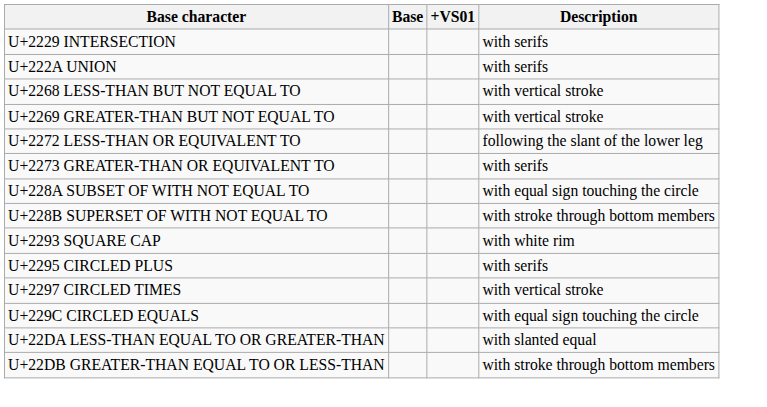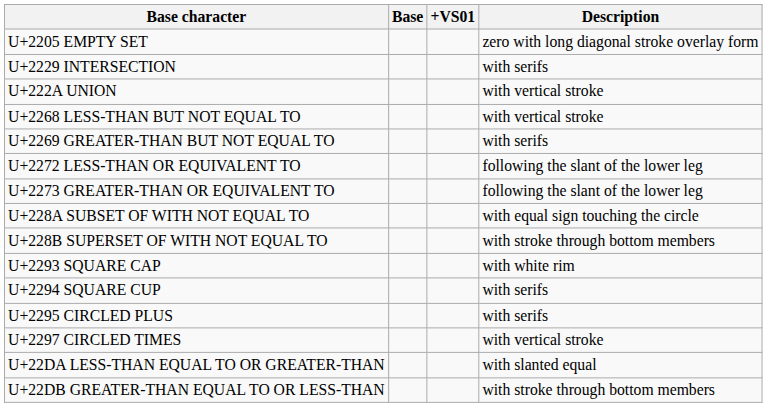+ row: (78, 41)
(515, 66) with serifs -> (543, 91) with vertical stroke
(543, 116) with vertical stroke -> (515, 141) with serifs
(515, 166) with serifs -> (593, 191) following the slant of the lower leg
+ row: (84, 290)
- row: (104, 315)
